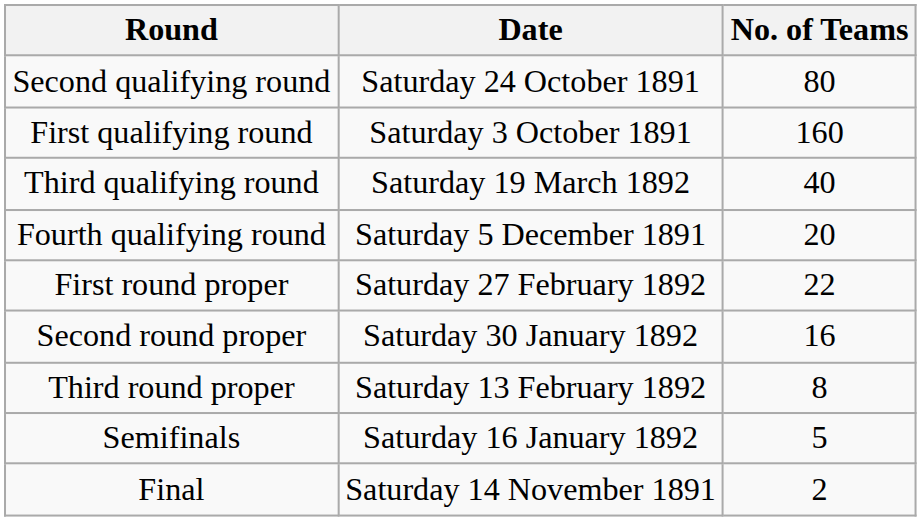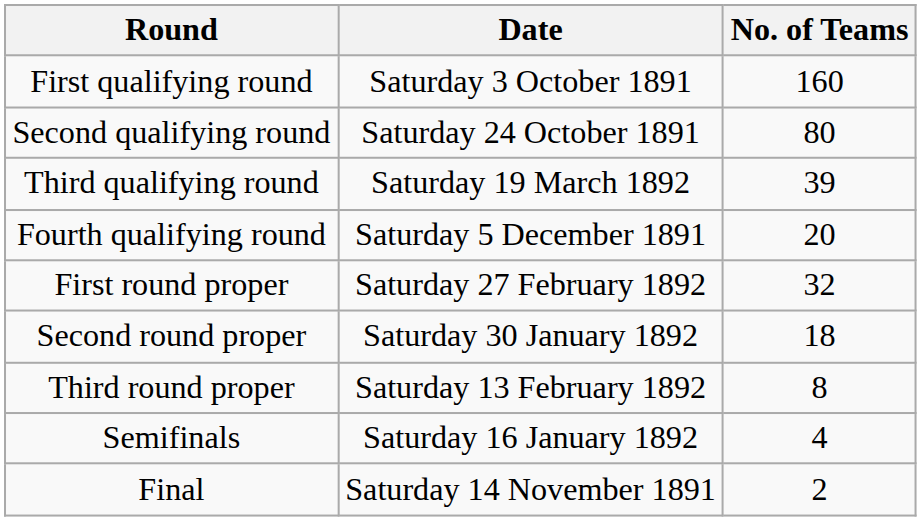rows swapped: (171, 132) <-> (171, 81)
(820, 183) 40 -> (820, 183) 39
(820, 285) 22 -> (820, 285) 32
(820, 336) 16 -> (820, 336) 18
(820, 438) 5 -> (820, 438) 4
